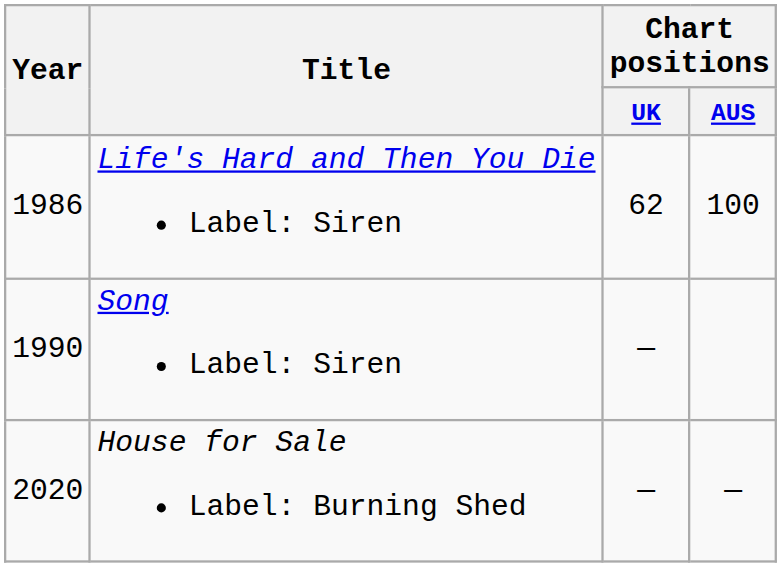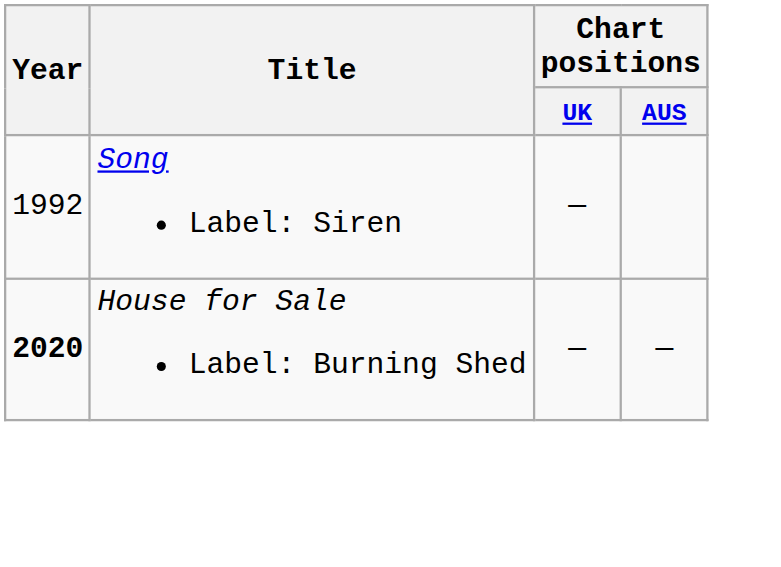- row: (346, 192)
(48, 349) 1990 -> (48, 207) 1992
(48, 490) normal -> (48, 349) bold
